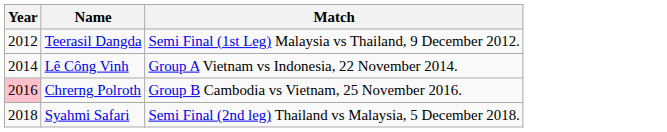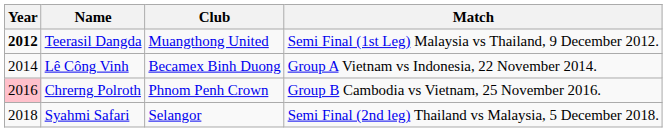+ column: (215, 16)
(23, 41) normal -> (23, 41) bold
